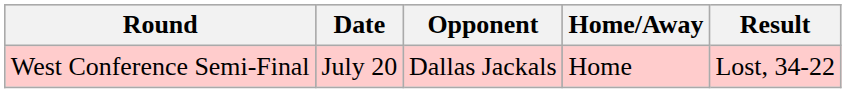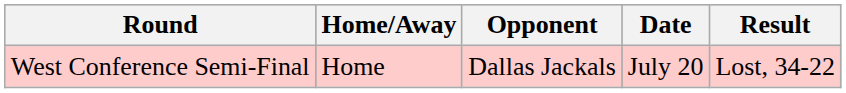columns swapped: (359, 25) <-> (636, 25)
